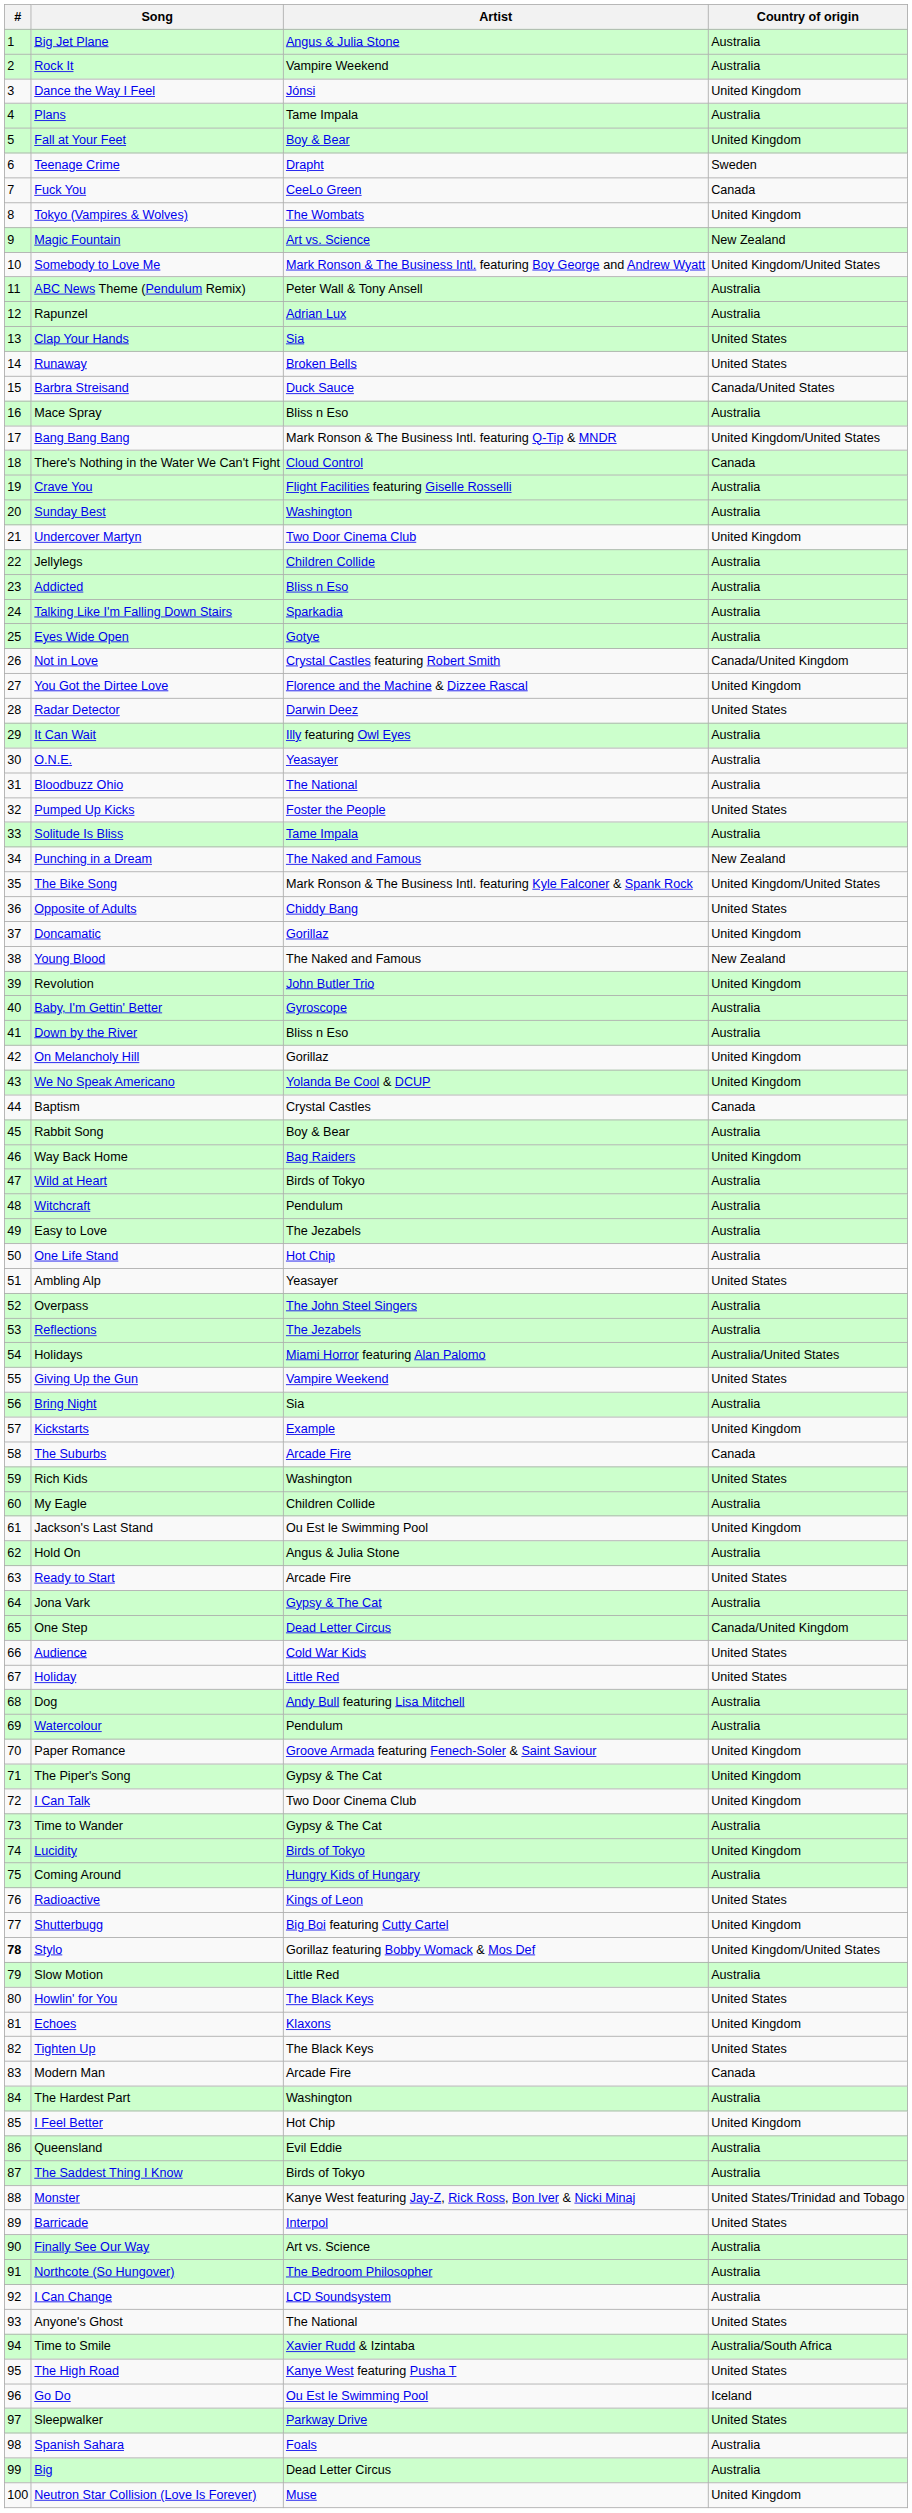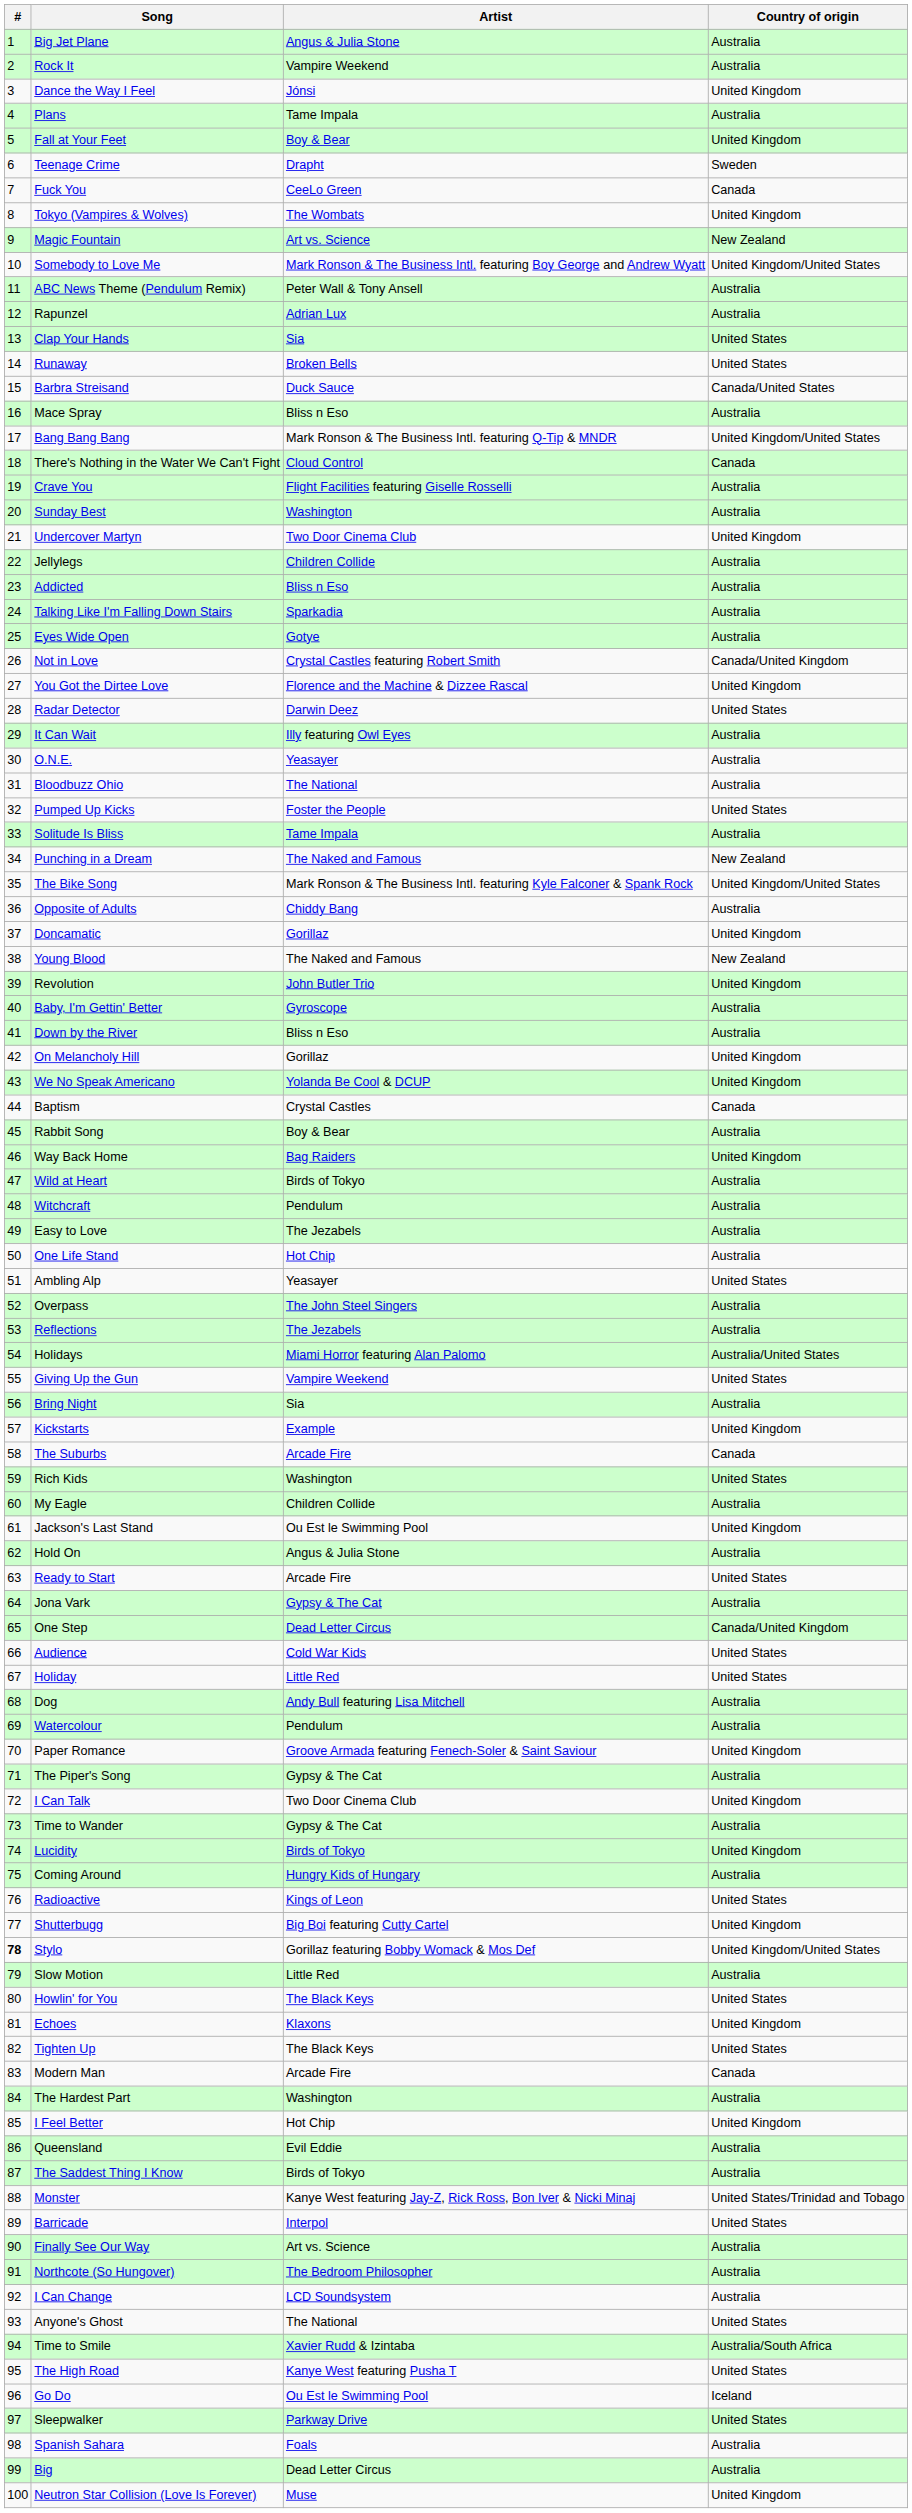(749, 908) United States -> (736, 908) Australia
(756, 1776) United Kingdom -> (736, 1776) Australia
